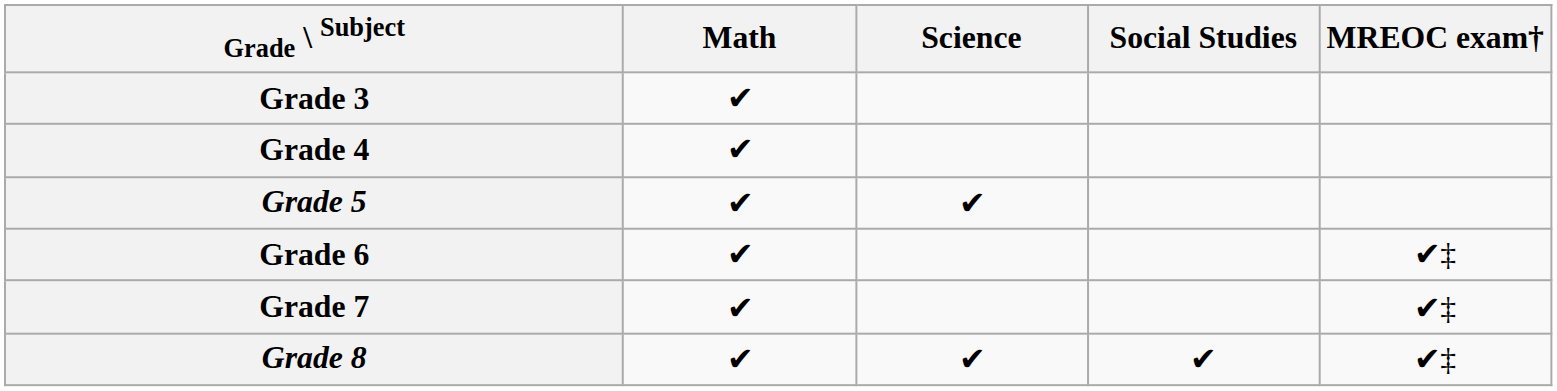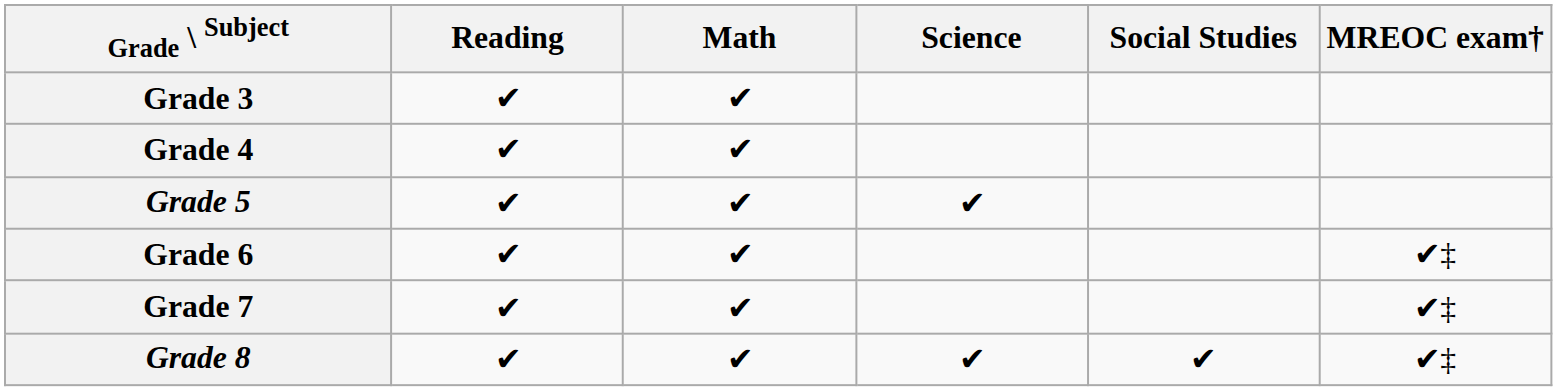+ column: (508, 38)
